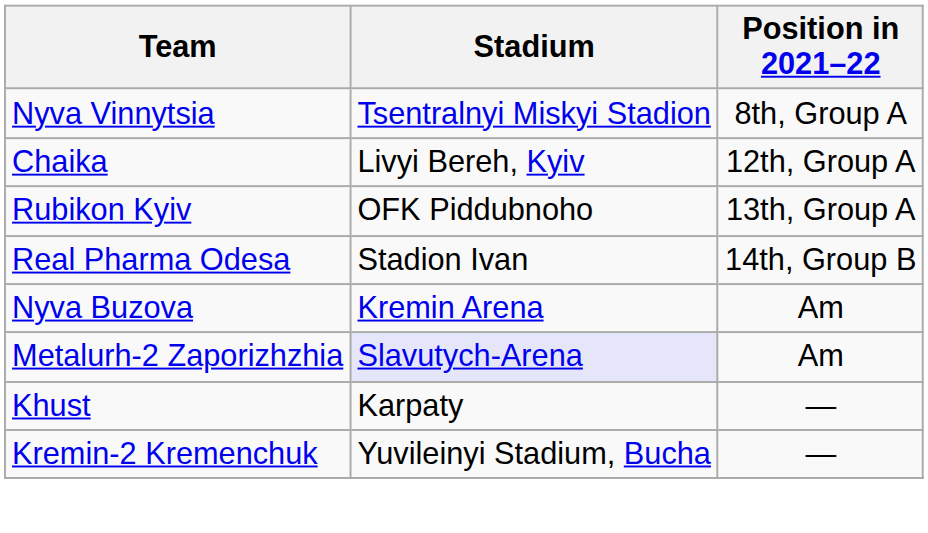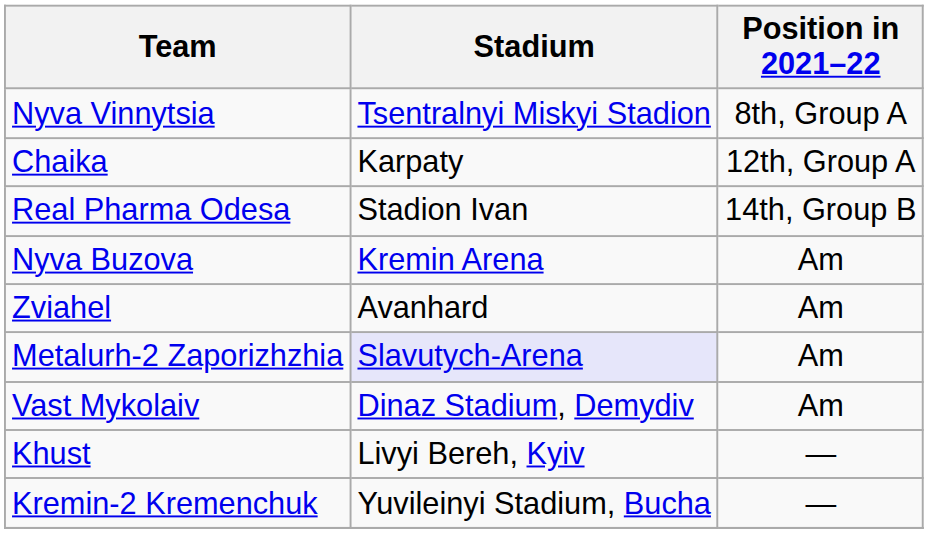(471, 161) Livyi Bereh, Kyiv -> (410, 161) Karpaty
- row: (102, 210)
+ row: (62, 307)
+ row: (106, 405)
(410, 405) Karpaty -> (471, 453) Livyi Bereh, Kyiv
